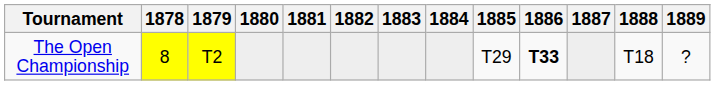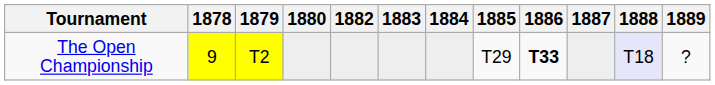- column: (307, 19)
(165, 56) 8 -> (212, 56) 9
(639, 56) no background -> (639, 56) lavender background
